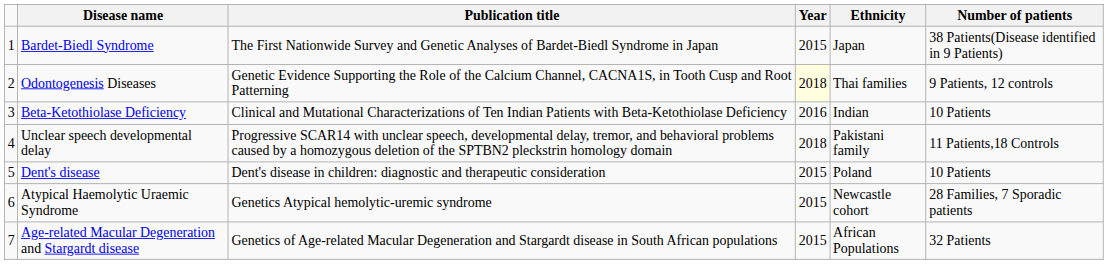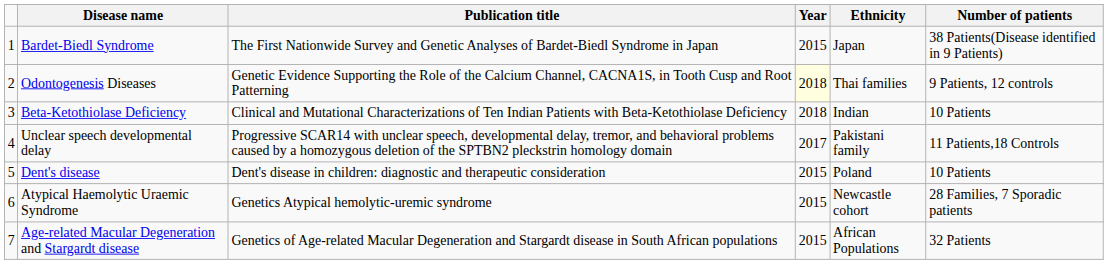(813, 113) 2016 -> (813, 113) 2018
(813, 142) 2018 -> (813, 142) 2017
